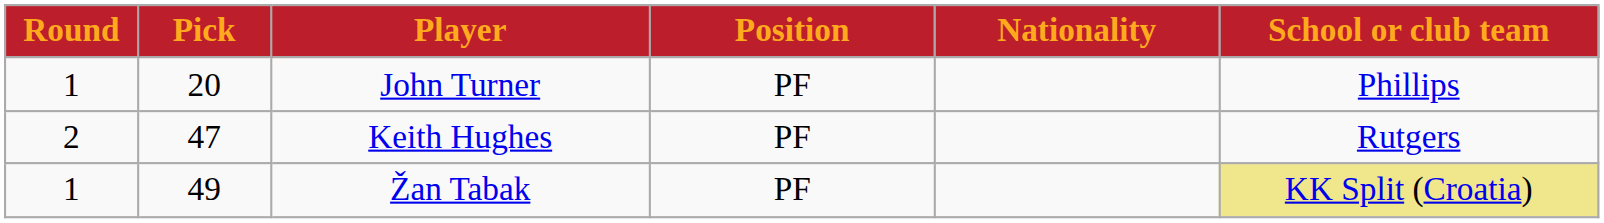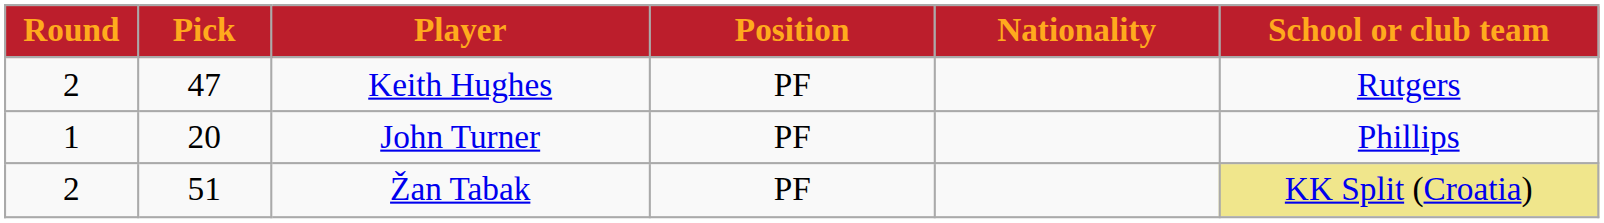rows swapped: (460, 83) <-> (460, 136)
(71, 189) 1 -> (71, 189) 2
(204, 189) 49 -> (204, 189) 51
